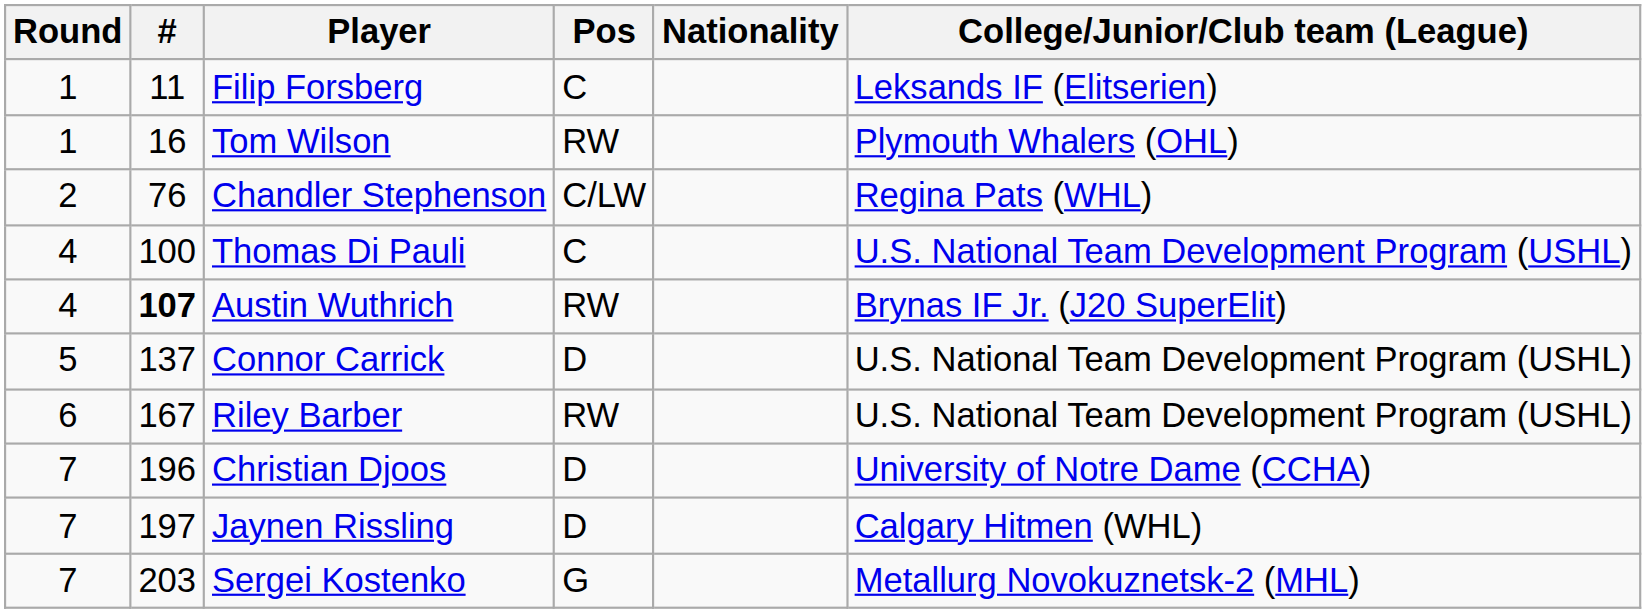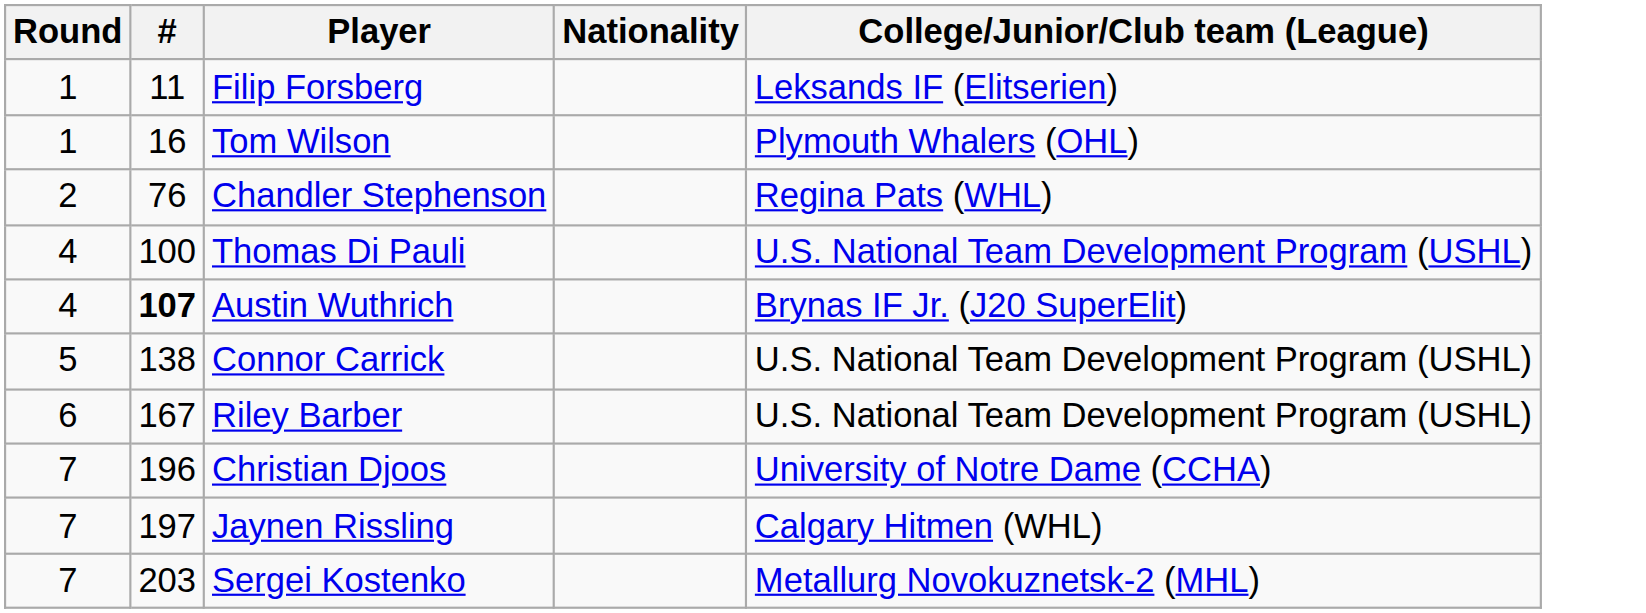- column: (604, 31)
(167, 360) 137 -> (167, 360) 138
